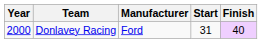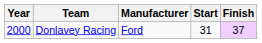(238, 30) 40 -> (238, 30) 37
